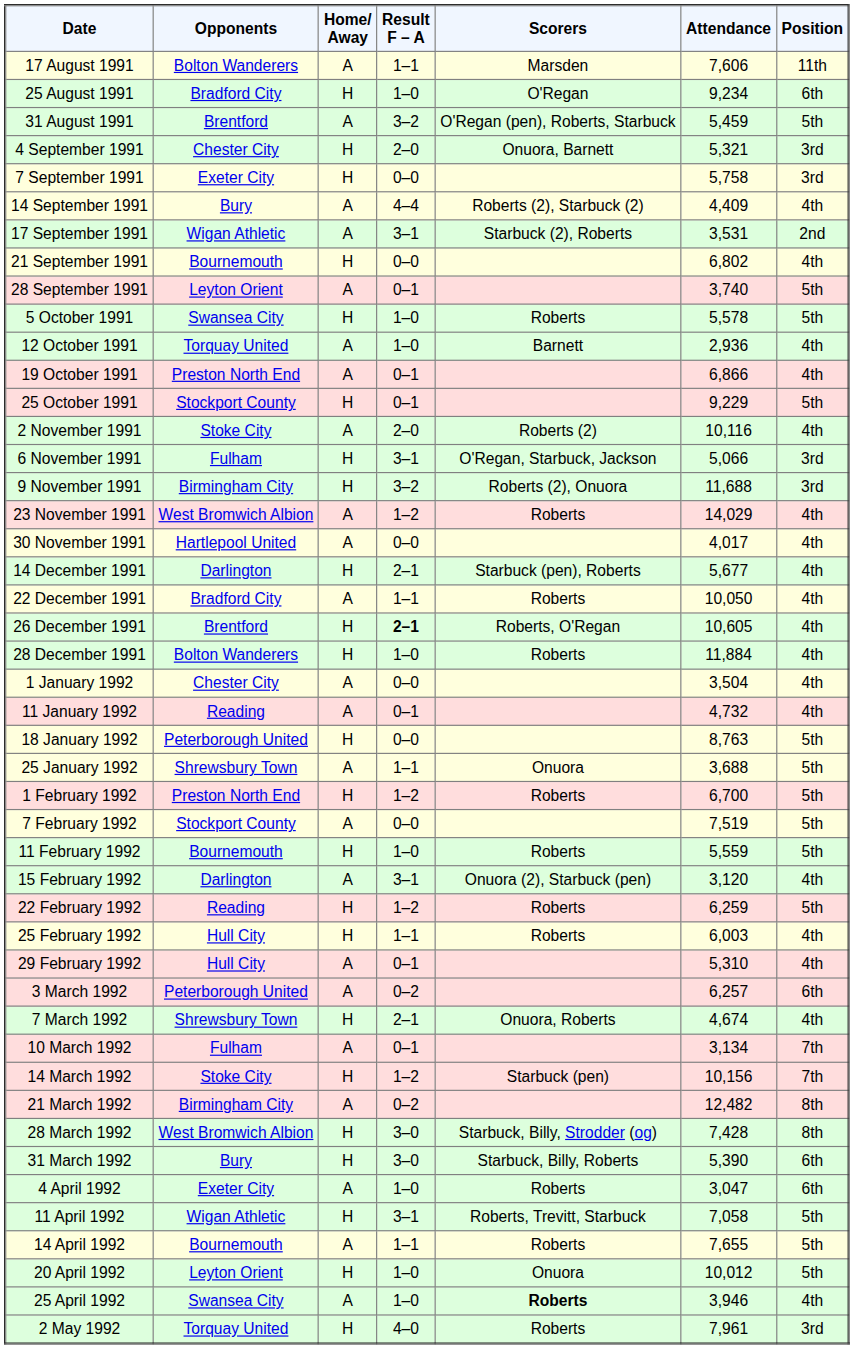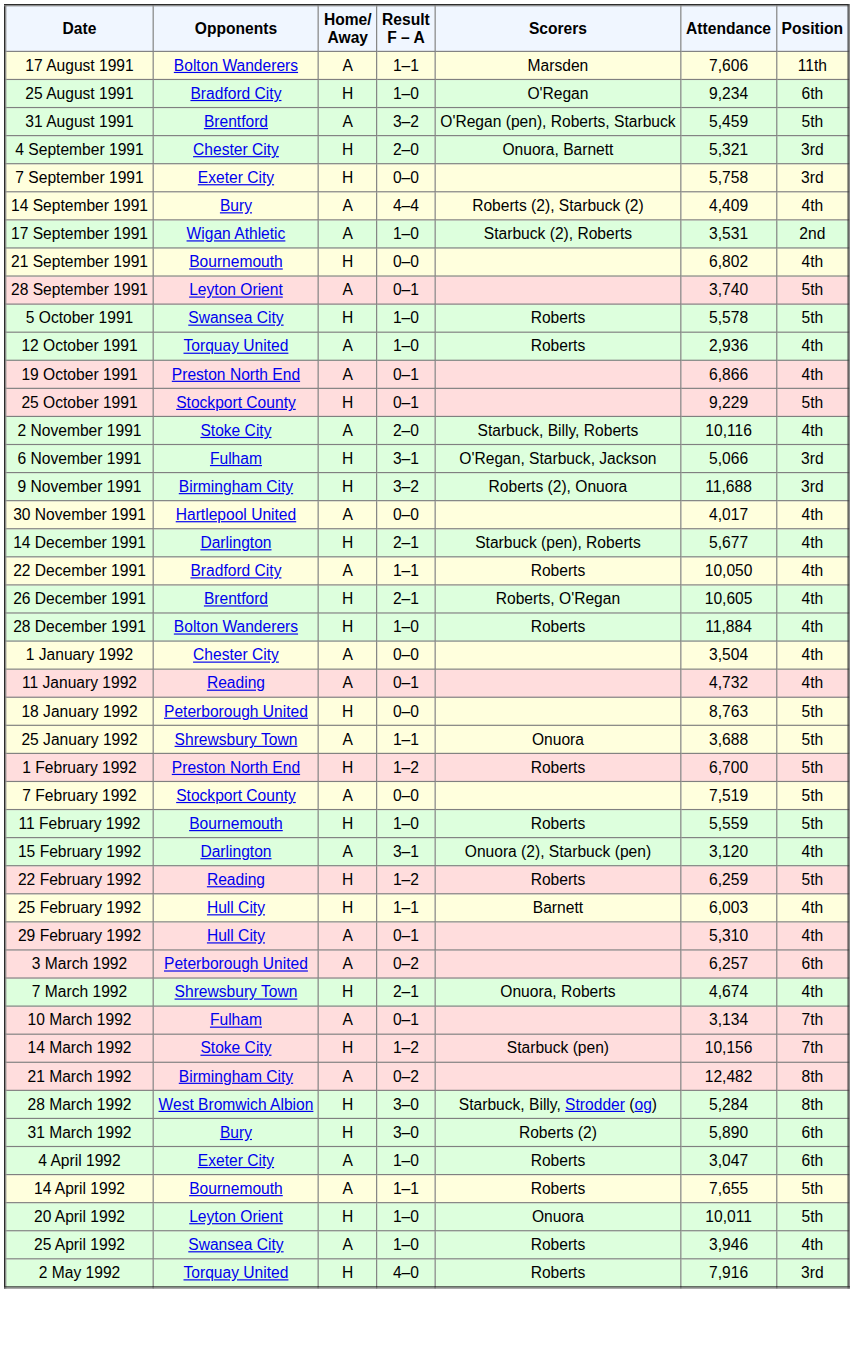(406, 234) 3–1 -> (406, 234) 1–0
(558, 346) Barnett -> (558, 346) Roberts
(558, 430) Roberts (2) -> (558, 430) Starbuck, Billy, Roberts
- row: (80, 515)
(406, 627) bold -> (406, 599) normal
(558, 936) Roberts -> (558, 908) Barnett
(729, 1132) 7,428 -> (729, 1104) 5,284
(558, 1161) Starbuck, Billy, Roberts -> (558, 1132) Roberts (2)
(729, 1161) 5,390 -> (729, 1132) 5,890
- row: (80, 1217)
(729, 1273) 10,012 -> (729, 1217) 10,011
(558, 1301) bold -> (558, 1245) normal
(729, 1329) 7,961 -> (729, 1273) 7,916
